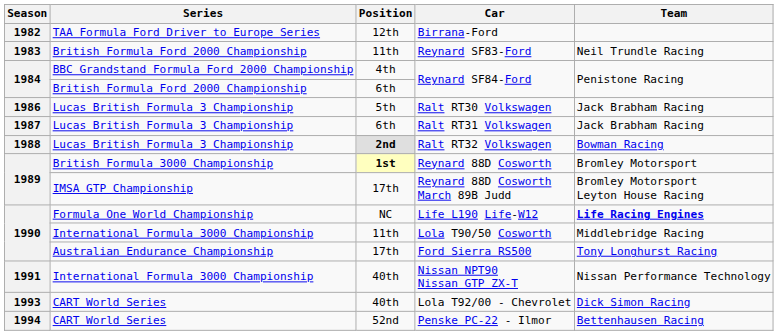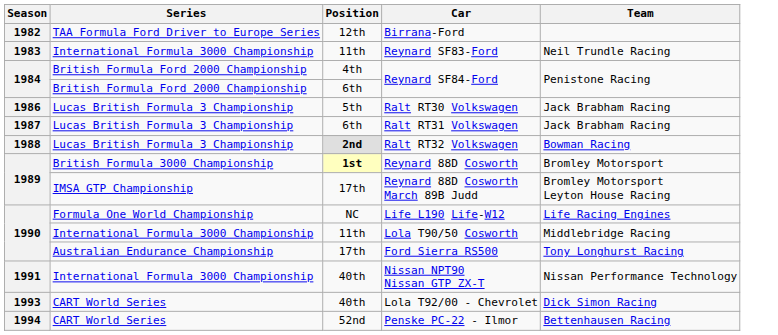(180, 51) British Formula Ford 2000 Championship -> (183, 51) International Formula 3000 Championship
(203, 70) BBC Grandstand Formula Ford 2000 Championship -> (180, 70) British Formula Ford 2000 Championship
(640, 214) bold -> (607, 214) normal
